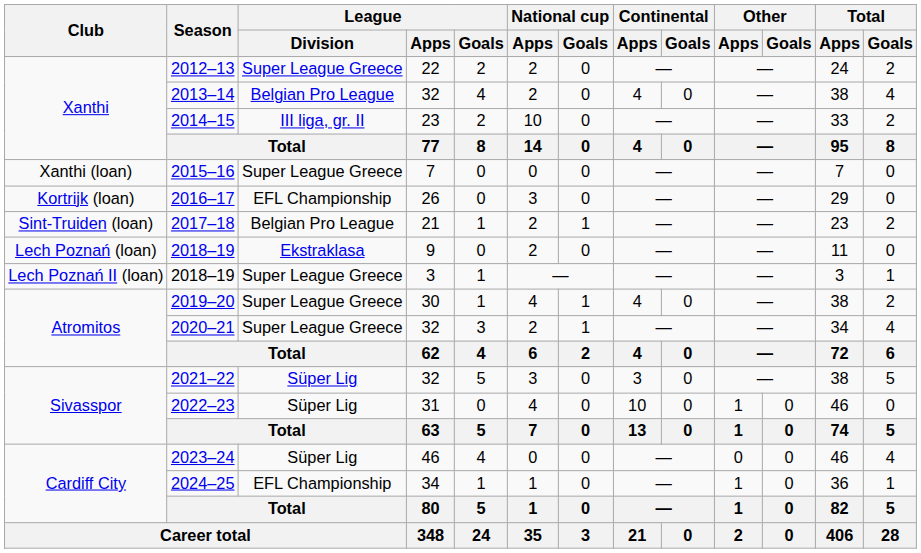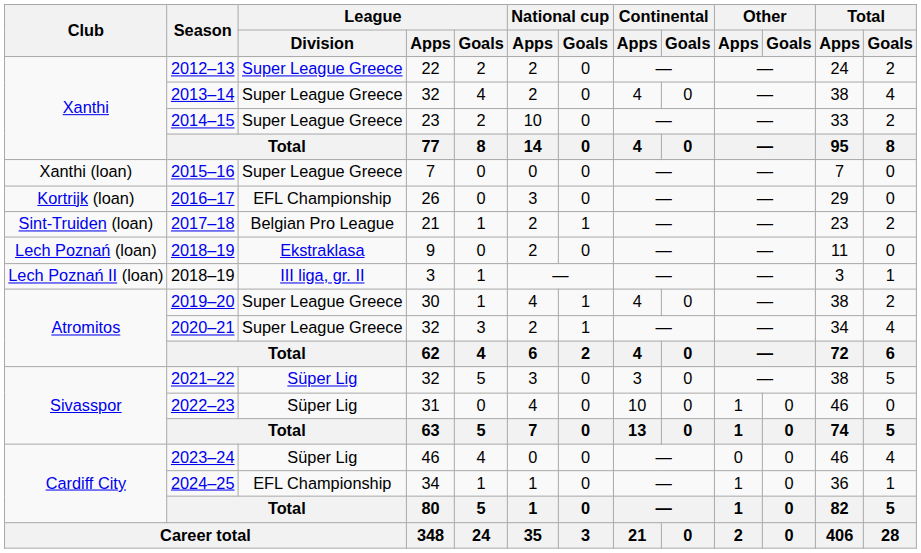(322, 95) Belgian Pro League -> (322, 95) Super League Greece
(322, 120) III liga, gr. II -> (322, 120) Super League Greece
(322, 276) Super League Greece -> (322, 276) III liga, gr. II
